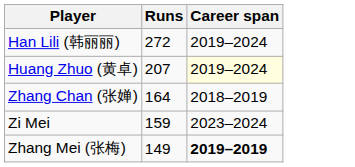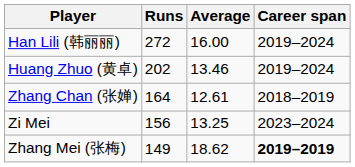+ column: (220, 16)
(158, 69) 207 -> (158, 69) 202
(229, 69) lightyellow background -> (296, 69) no background
(158, 122) 159 -> (158, 122) 156
